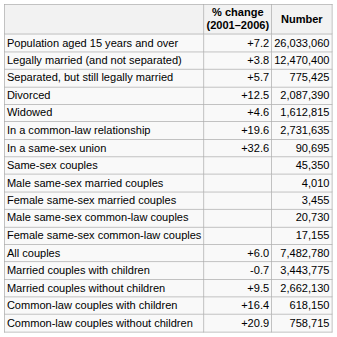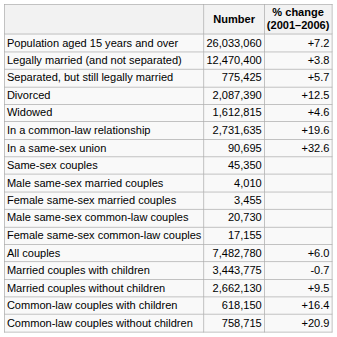columns swapped: (302, 19) <-> (238, 19)
